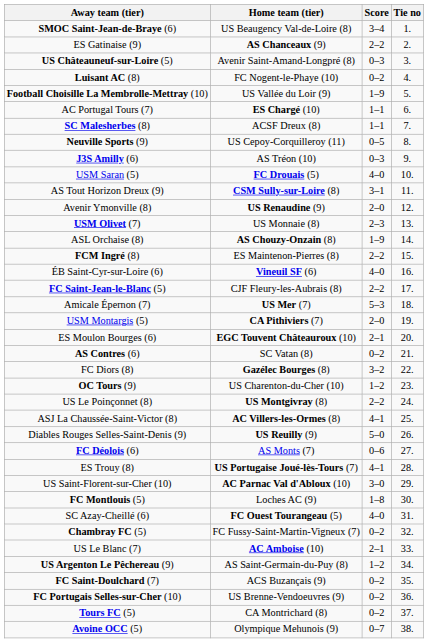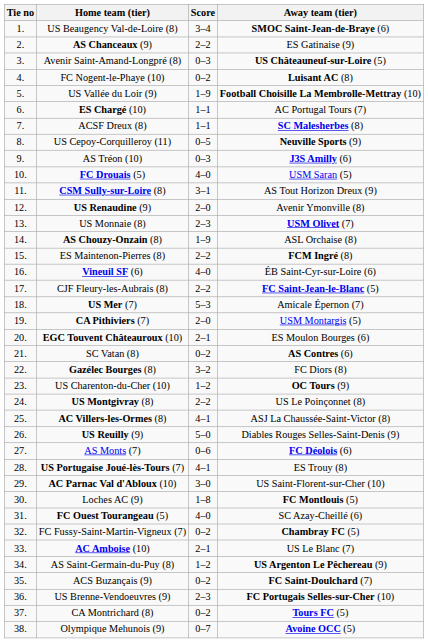columns swapped: (407, 12) <-> (107, 12)
(377, 597) 0–2 -> (203, 597) 2–3
